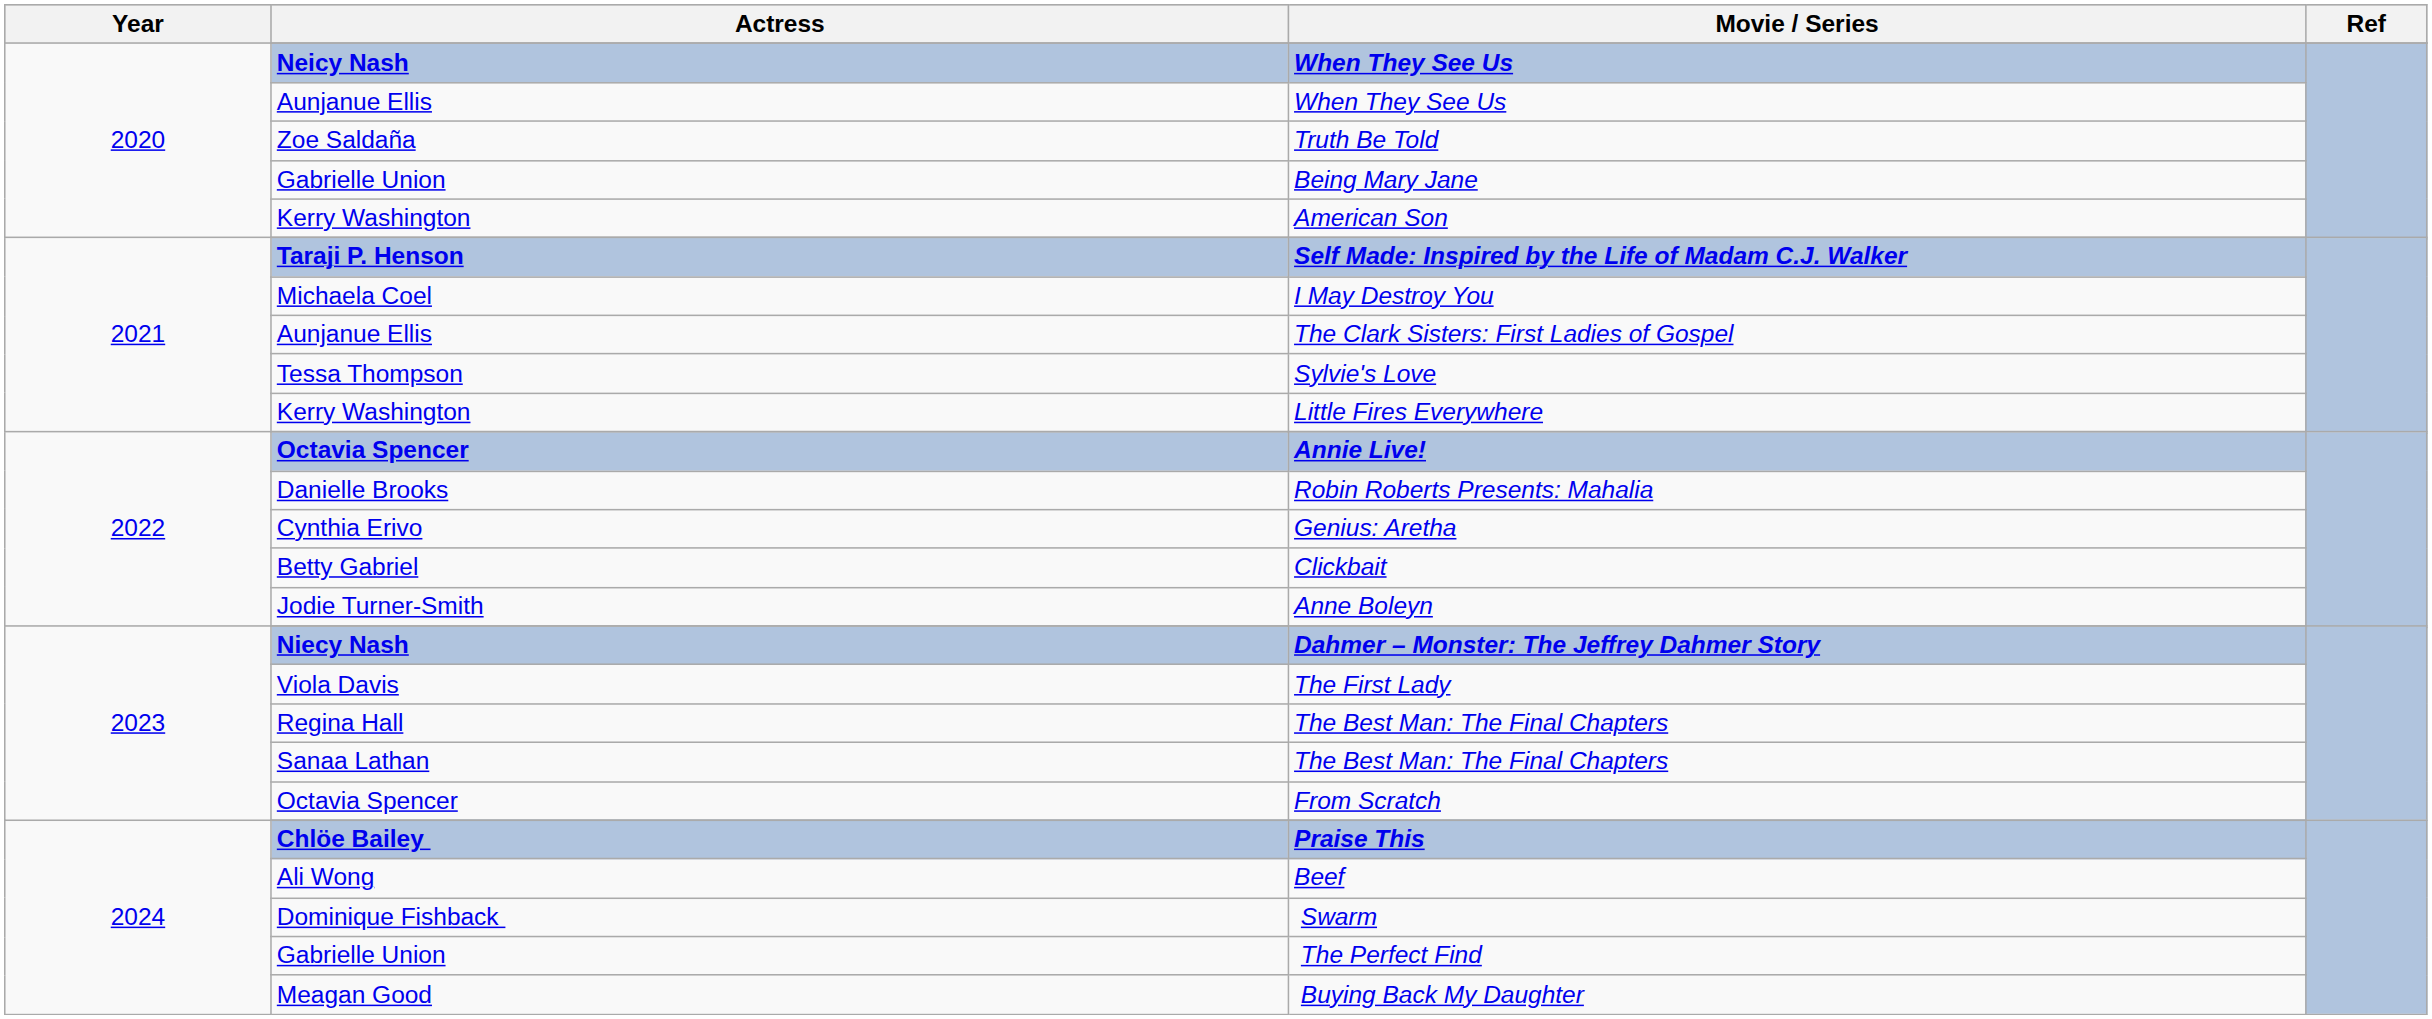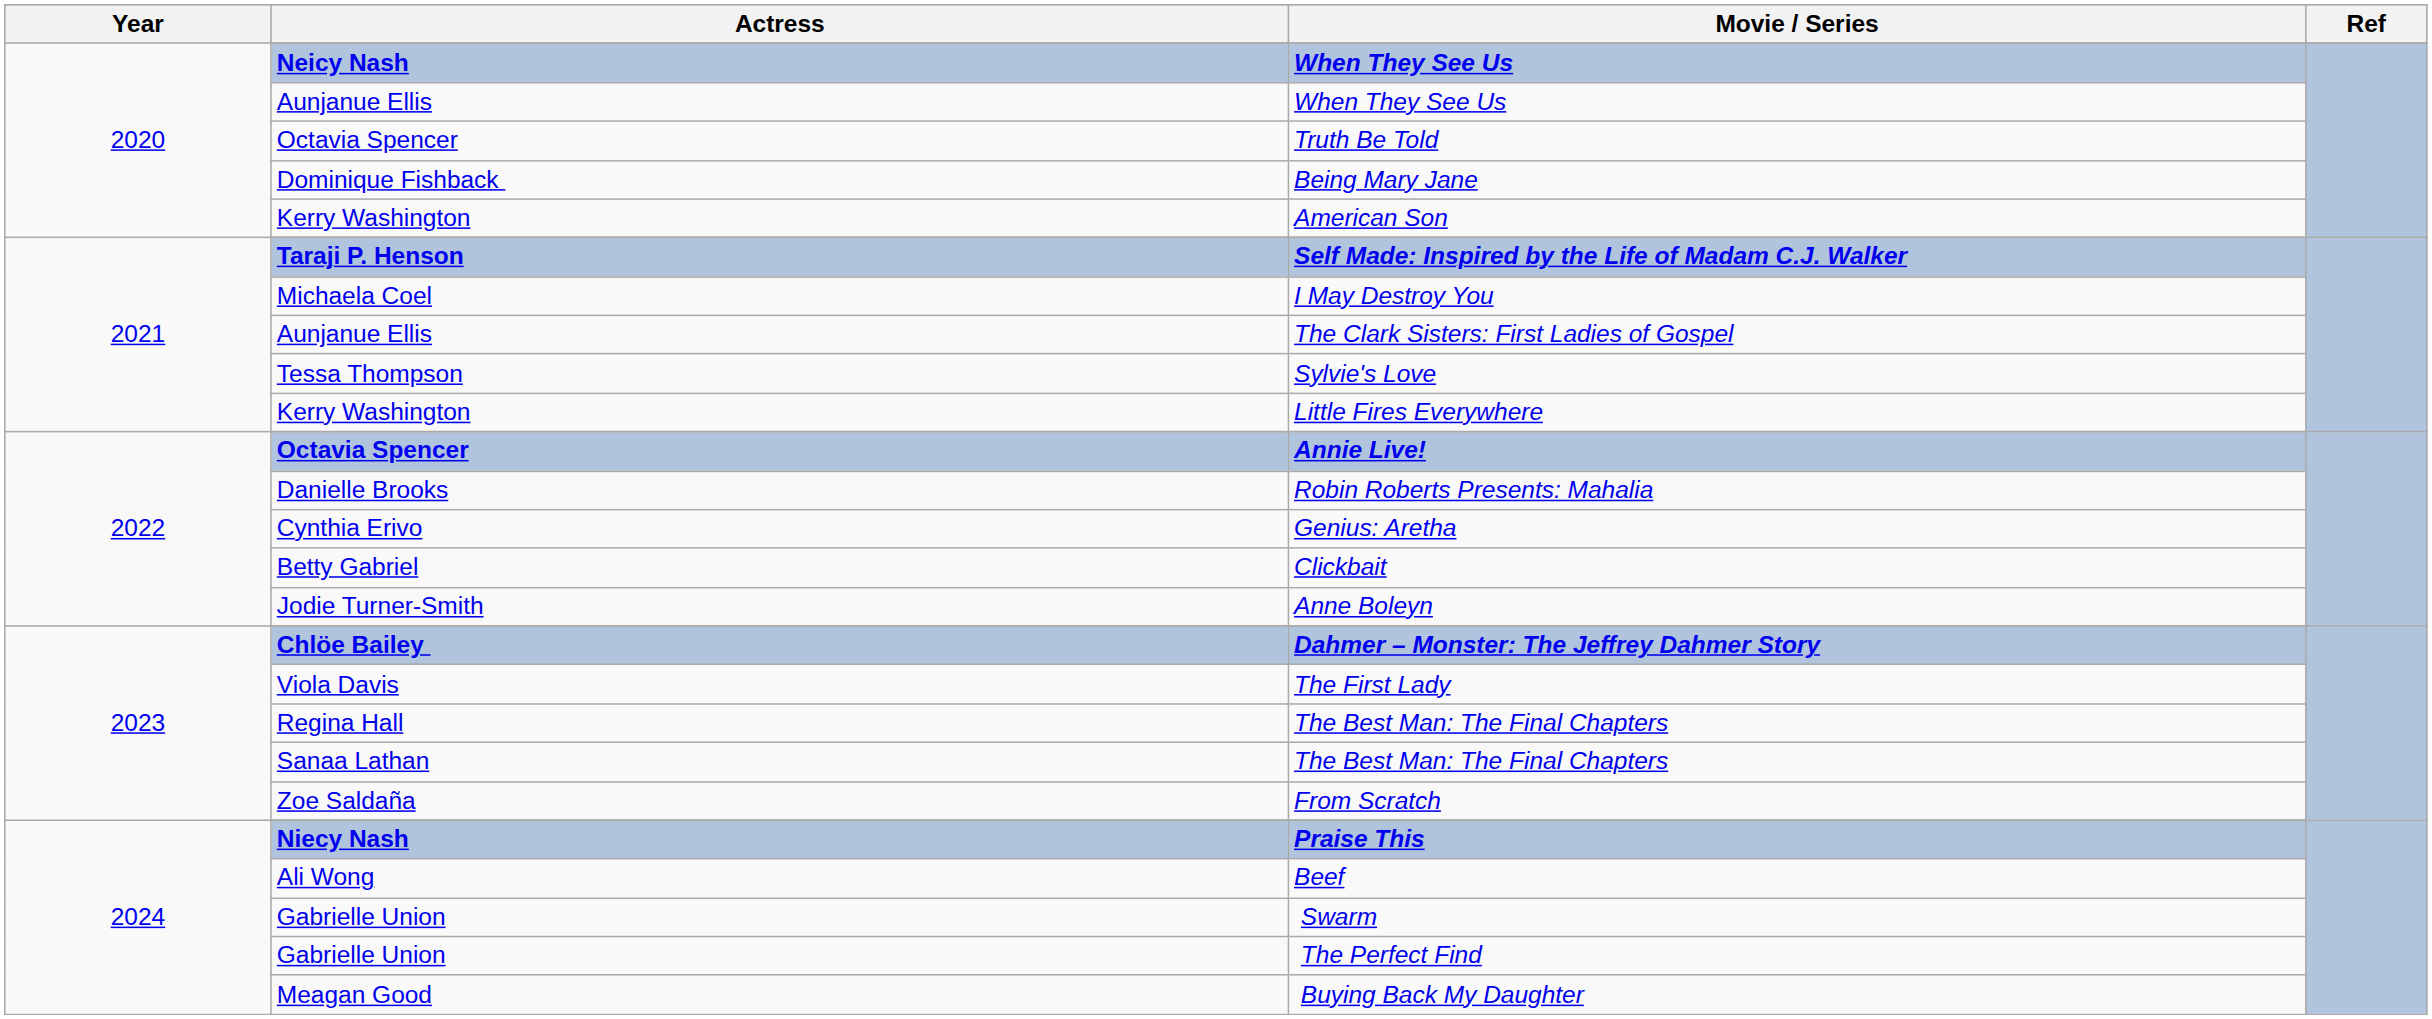(346, 140) Zoe Saldaña -> (367, 140) Octavia Spencer
(361, 179) Gabrielle Union -> (391, 179) Dominique Fishback
(343, 645) Niecy Nash -> (354, 645) Chlöe Bailey
(367, 800) Octavia Spencer -> (346, 800) Zoe Saldaña
(354, 839) Chlöe Bailey -> (343, 839) Niecy Nash
(391, 916) Dominique Fishback -> (361, 916) Gabrielle Union
